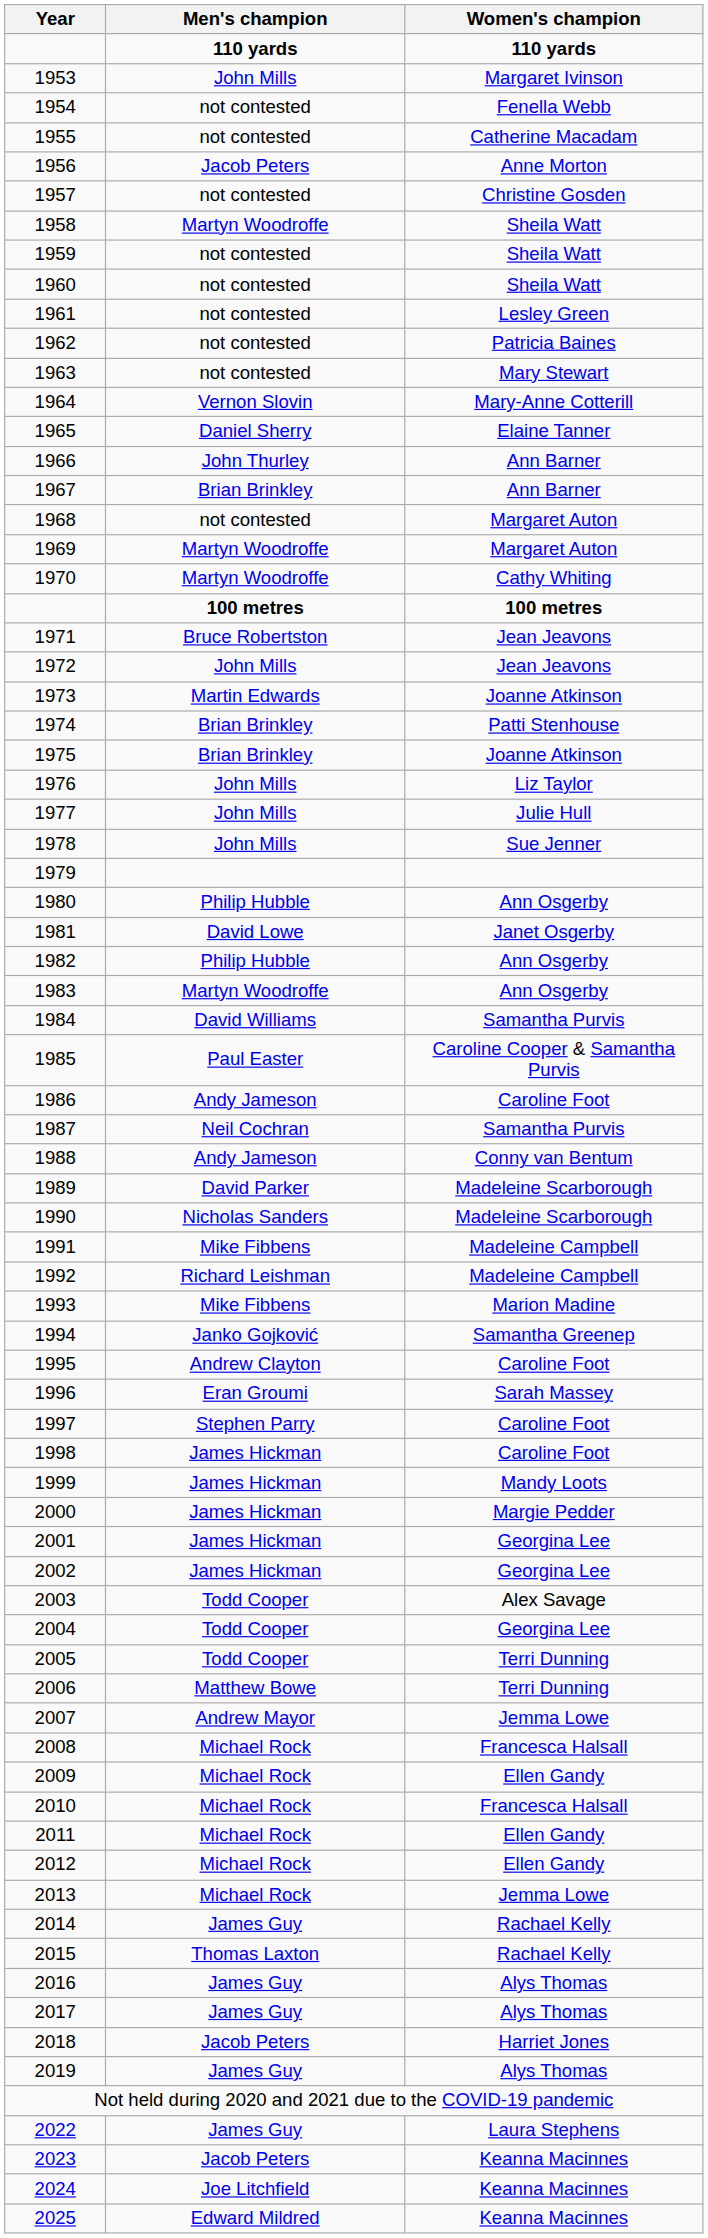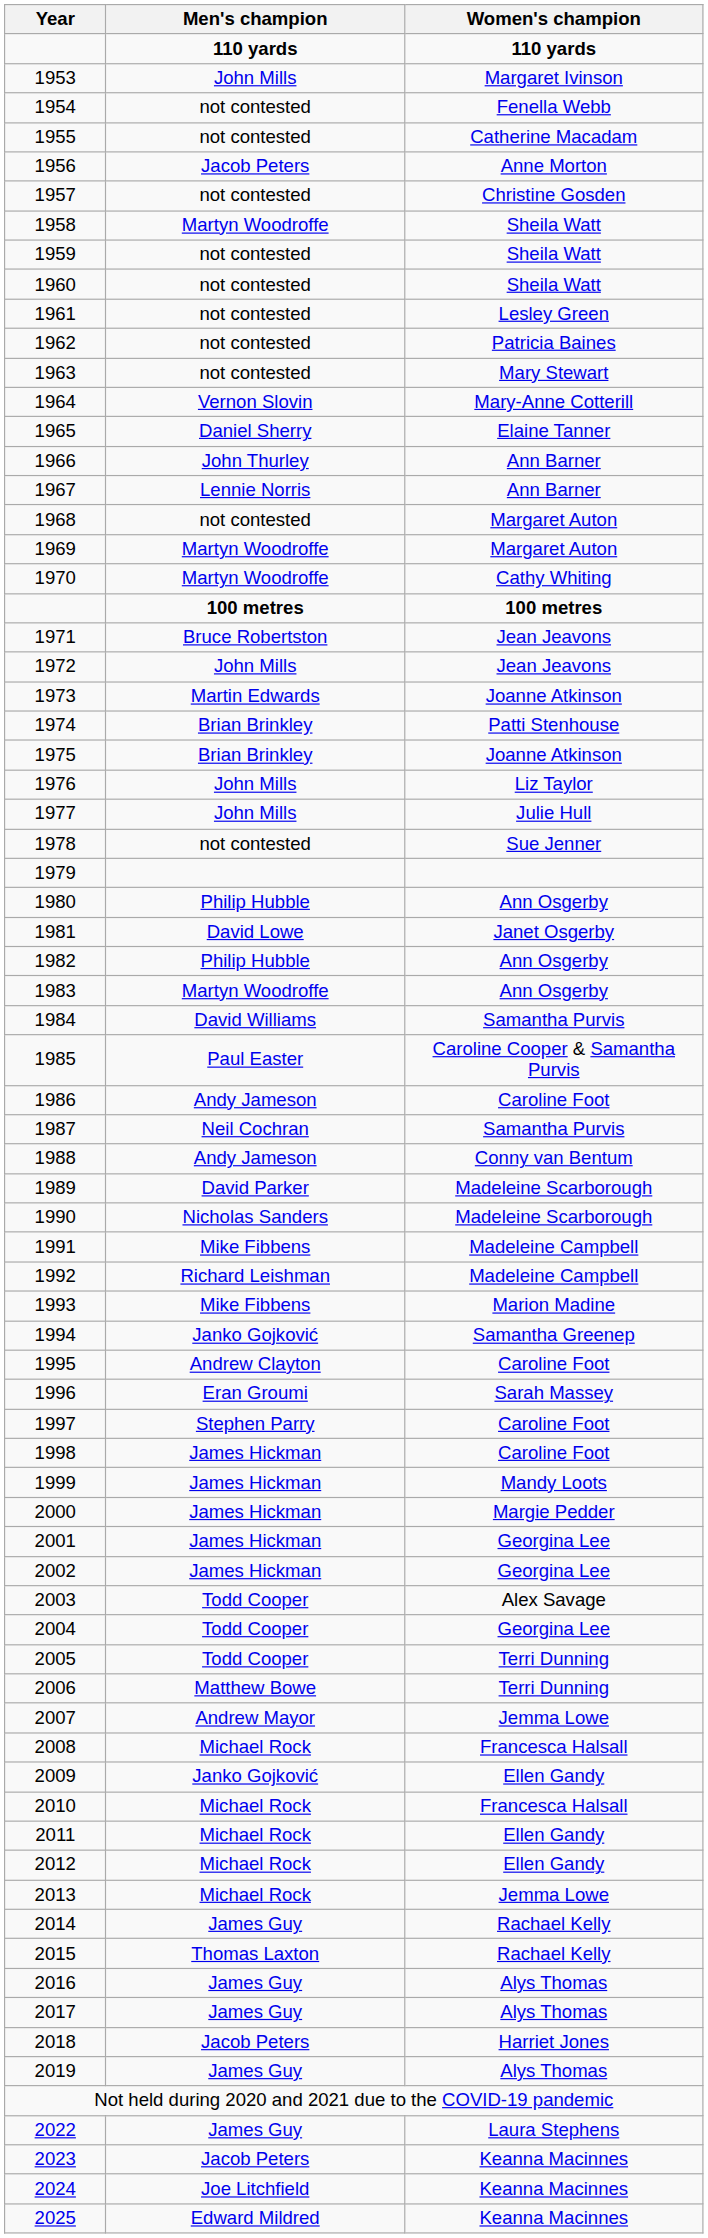(255, 490) Brian Brinkley -> (255, 490) Lennie Norris
(255, 843) John Mills -> (255, 843) not contested
(255, 1776) Michael Rock -> (255, 1776) Janko Gojković
